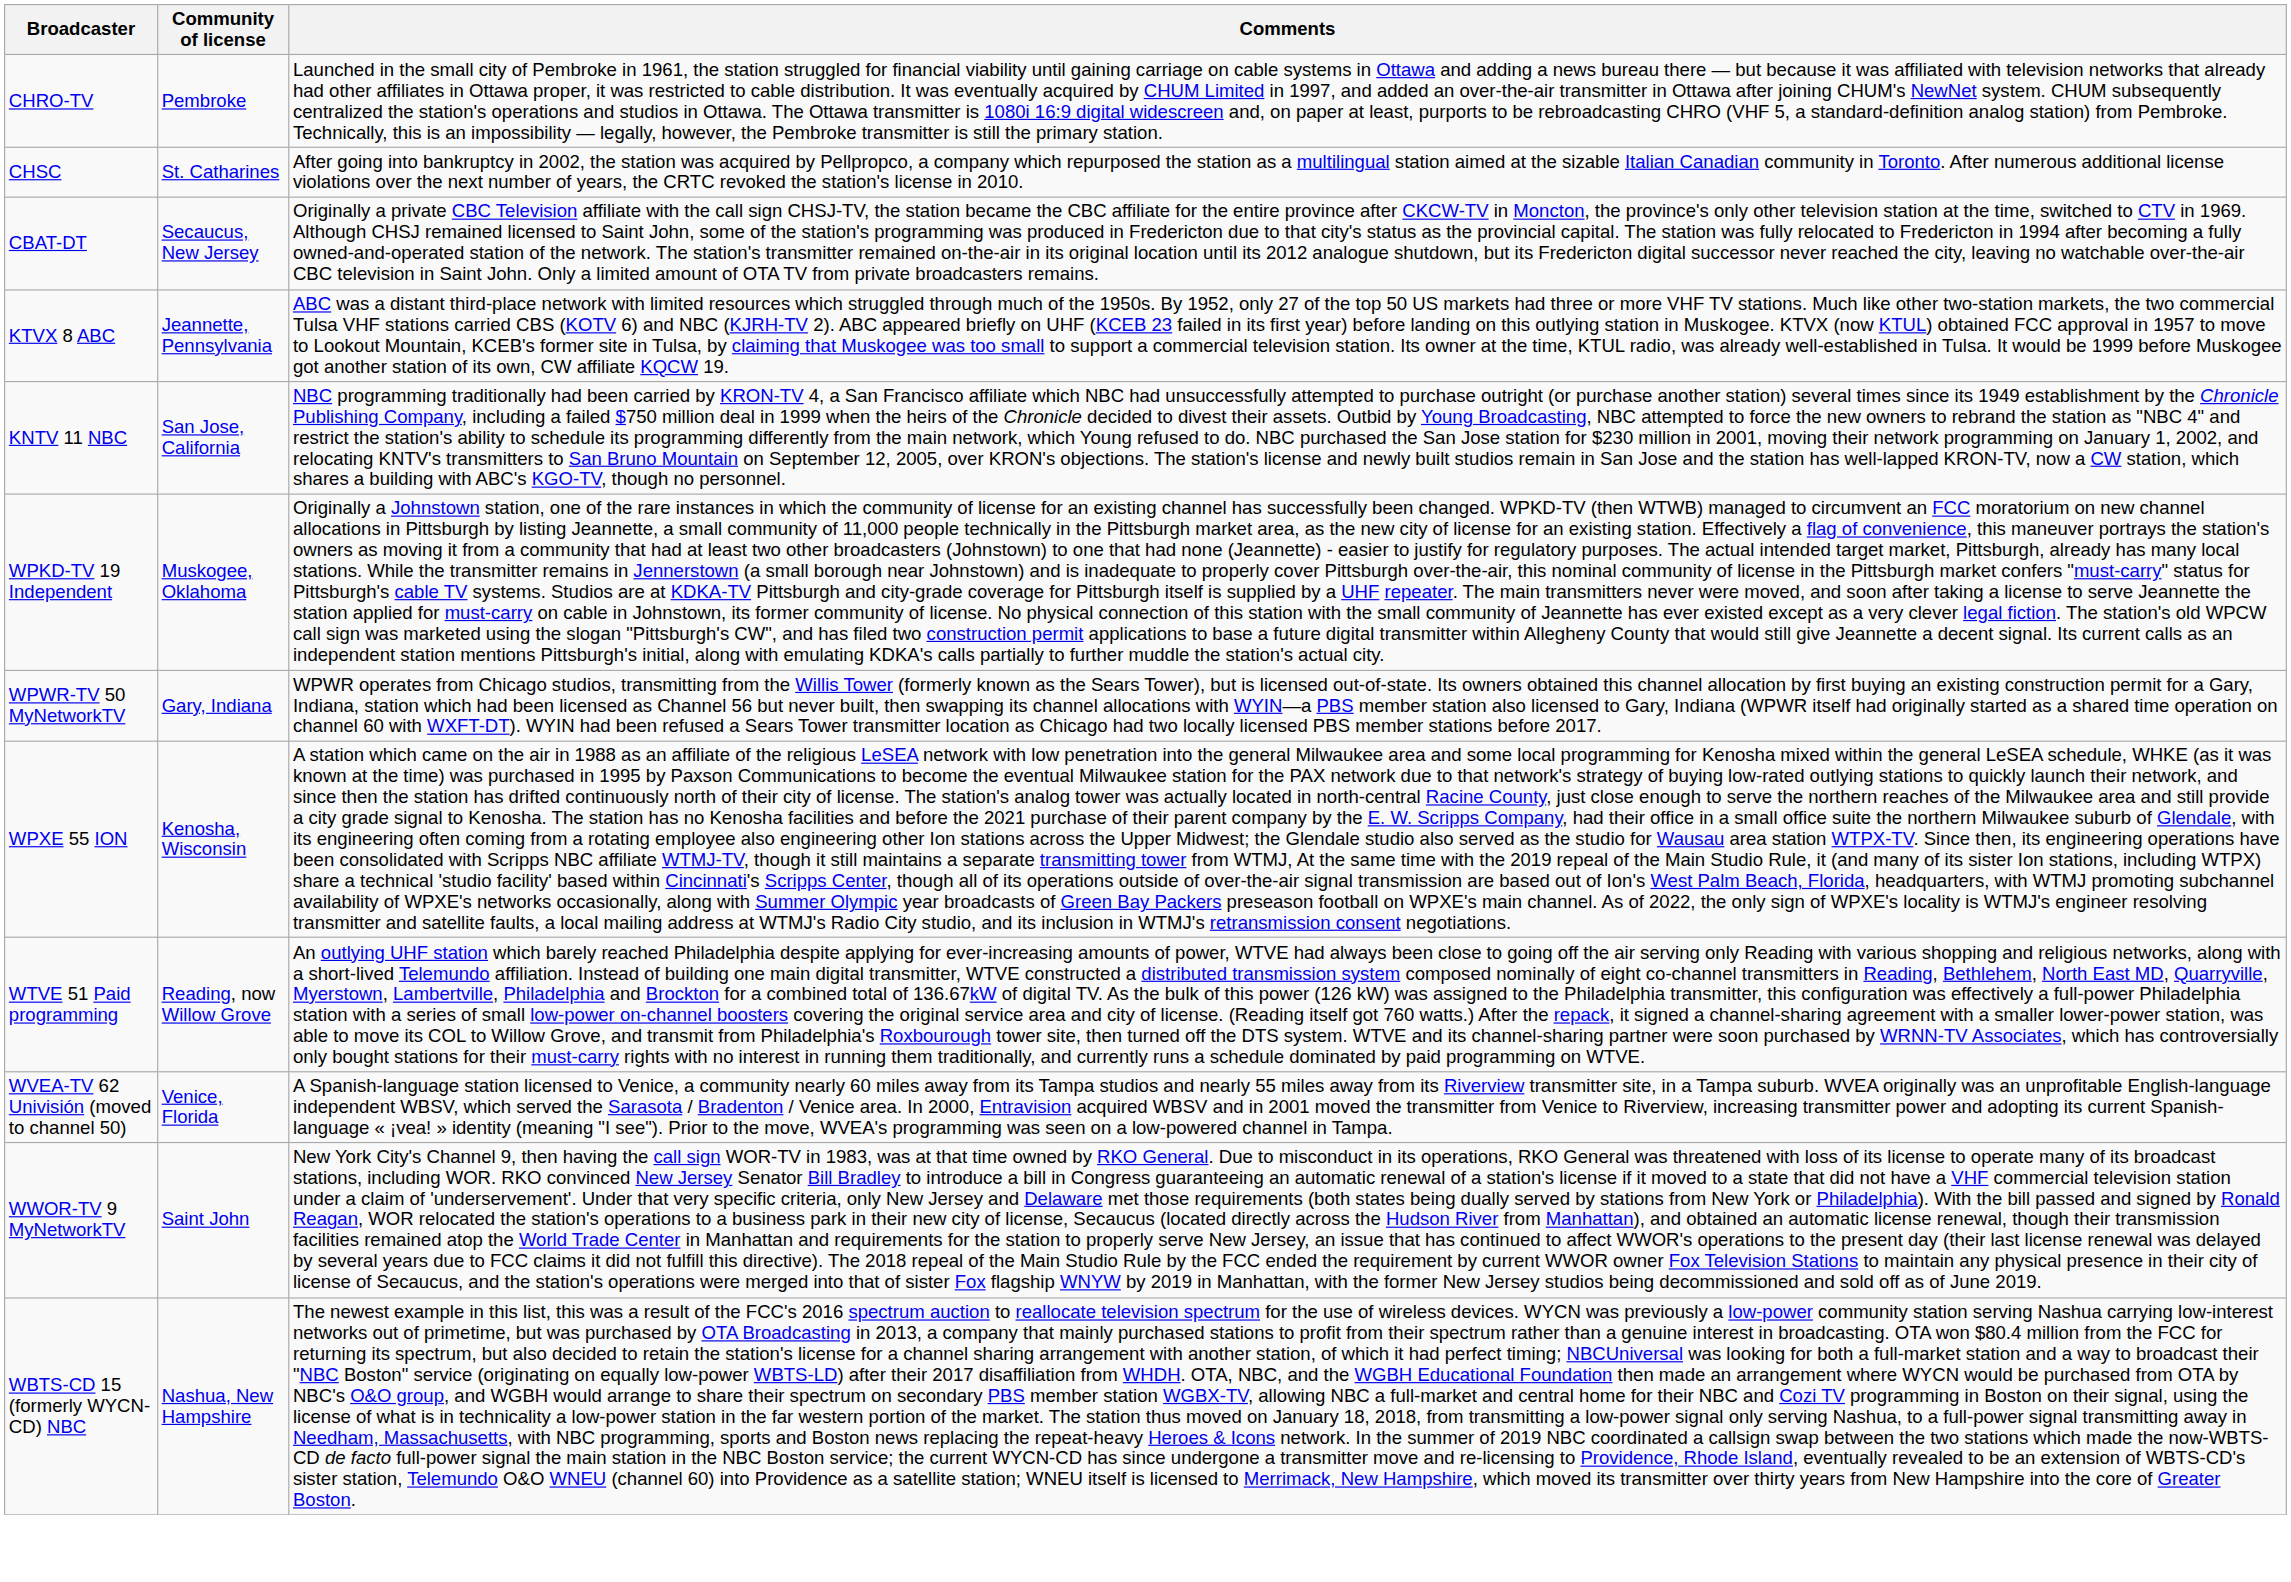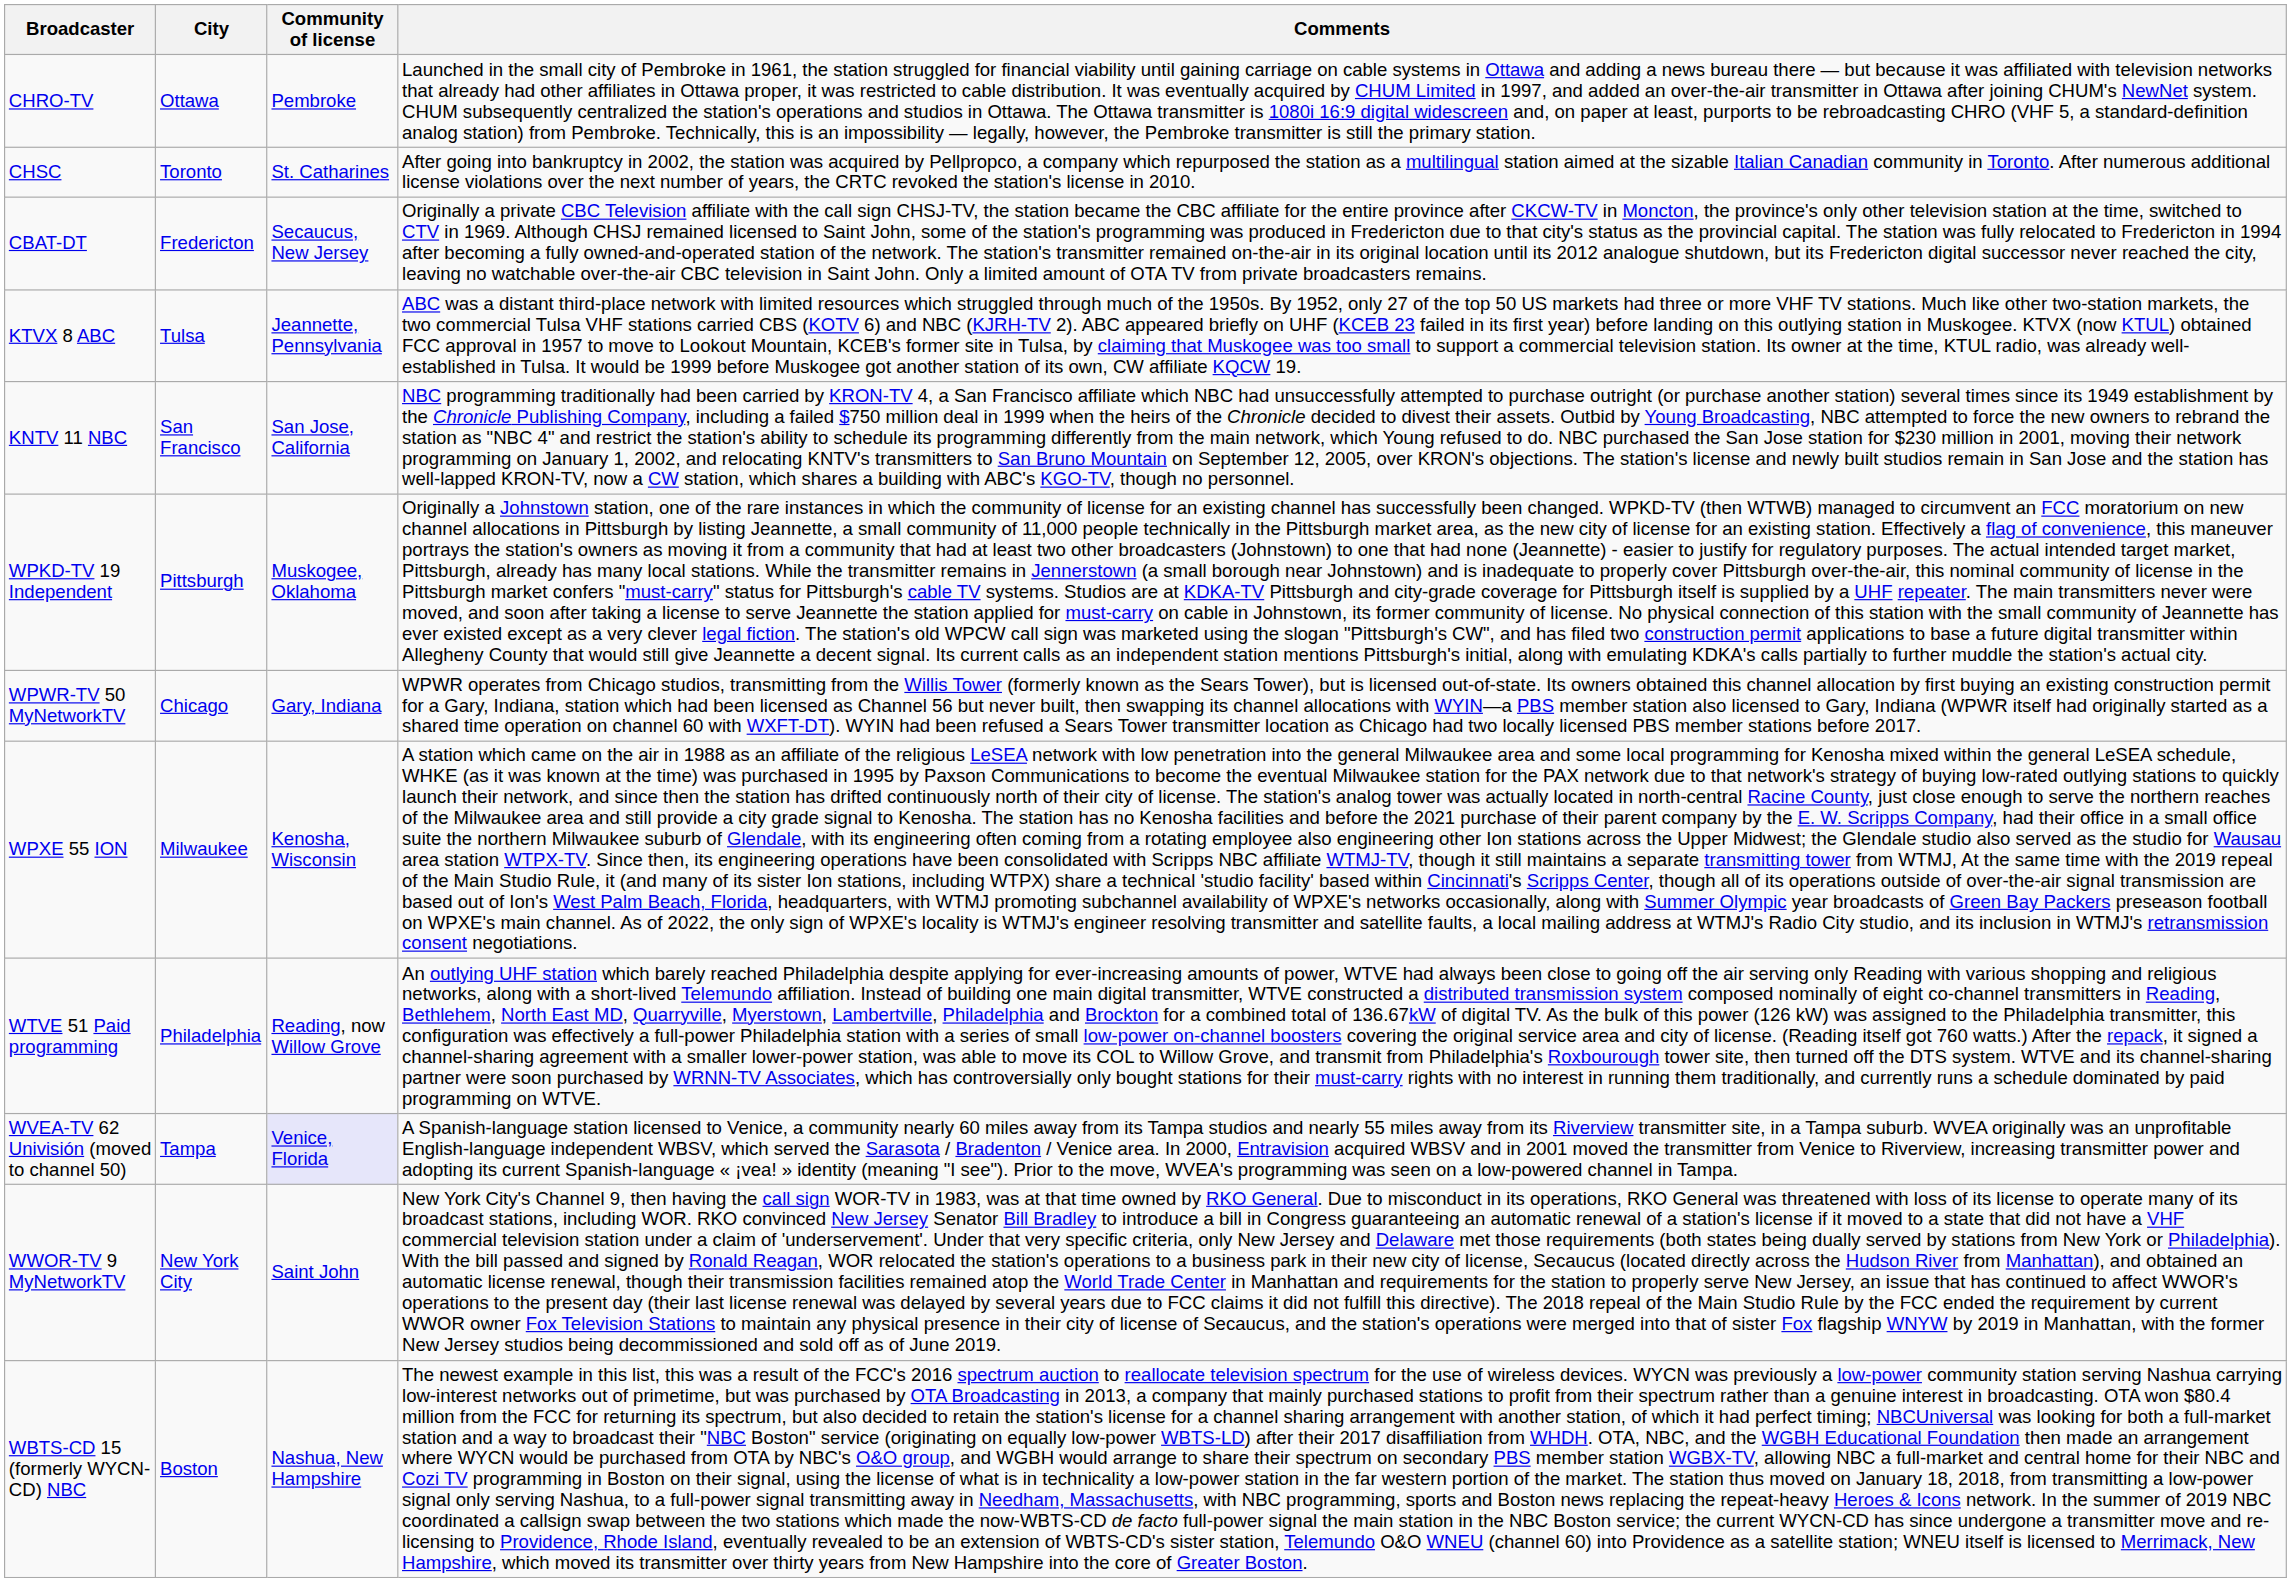+ column: (211, 29)
(192, 1107) no background -> (302, 1148) lavender background
